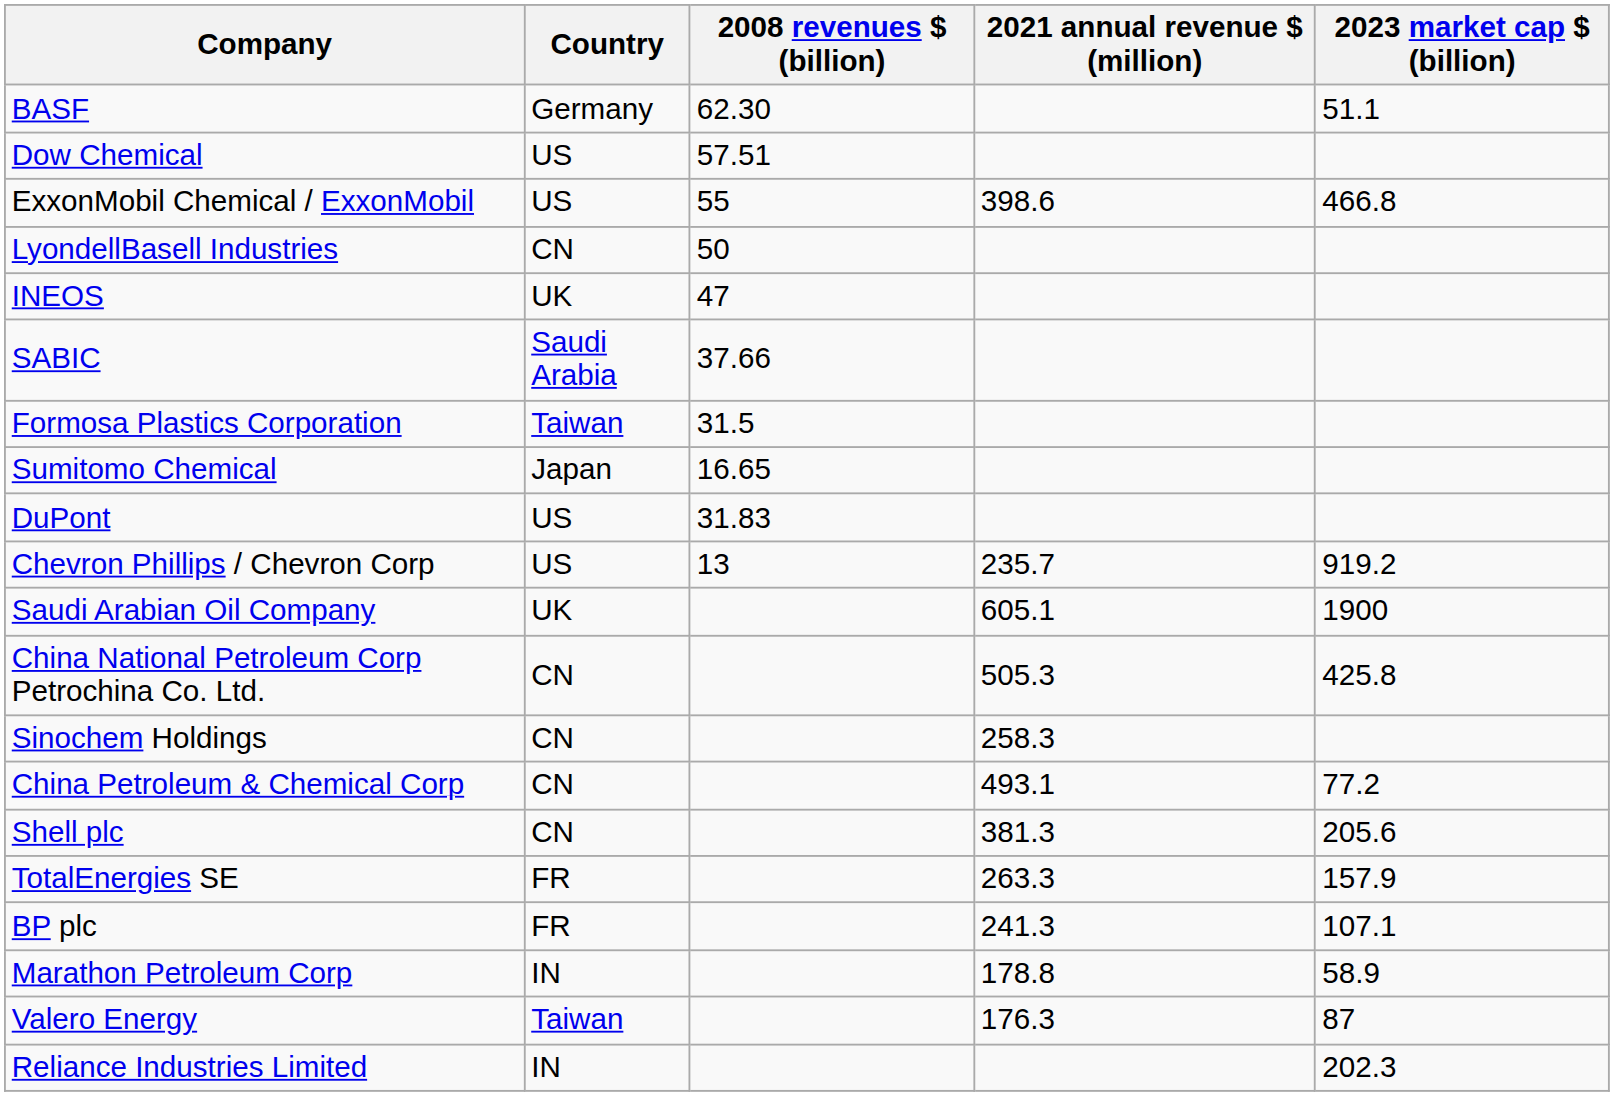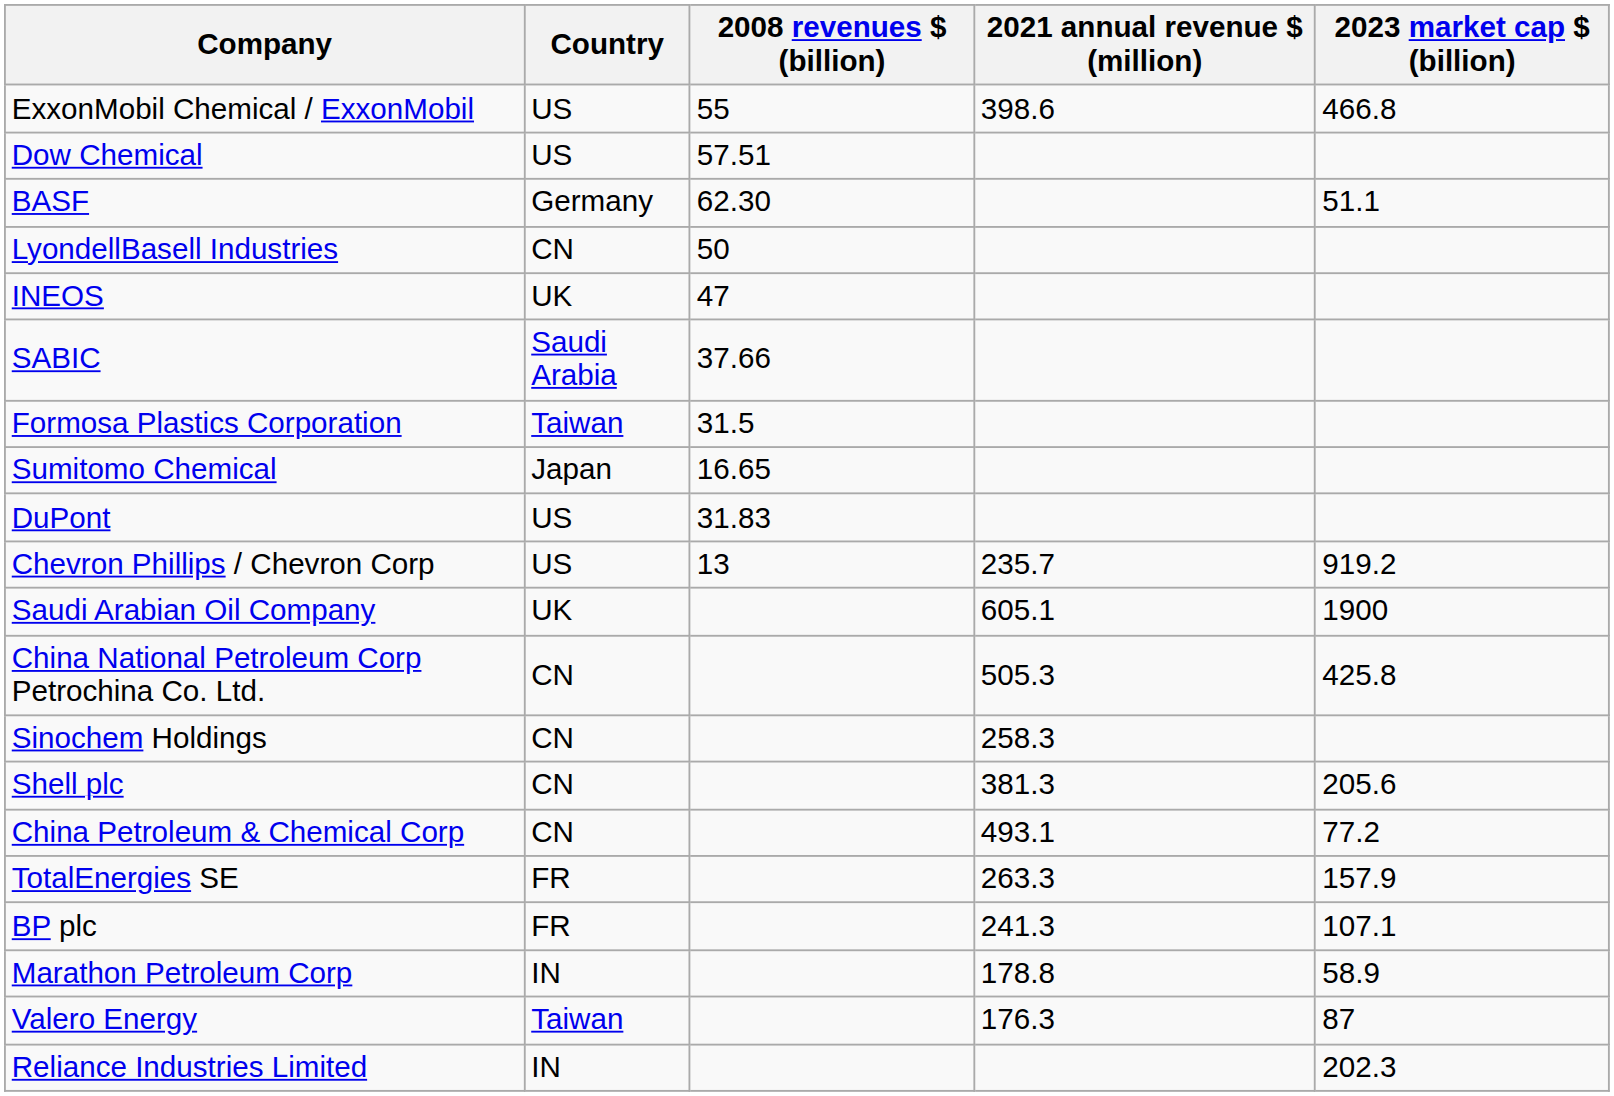rows swapped: (50, 108) <-> (243, 202)
rows swapped: (68, 832) <-> (238, 785)
